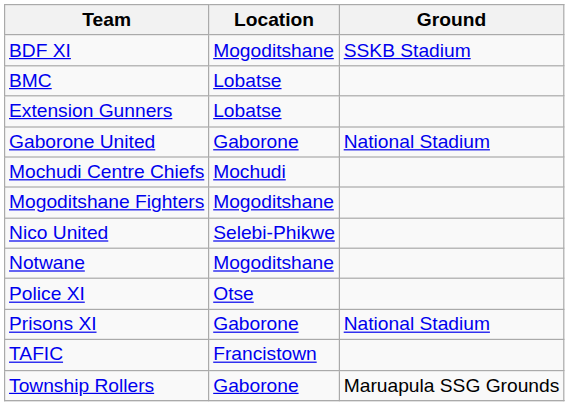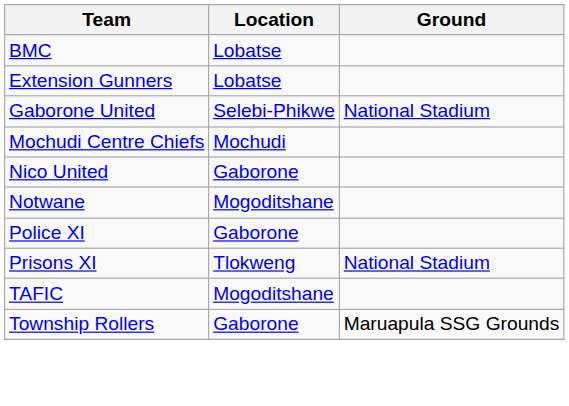- row: (40, 50)
(256, 141) Gaborone -> (274, 111) Selebi-Phikwe
- row: (107, 202)
(274, 232) Selebi-Phikwe -> (256, 171) Gaborone
(233, 293) Otse -> (256, 232) Gaborone
(256, 324) Gaborone -> (254, 263) Tlokweng
(265, 354) Francistown -> (273, 293) Mogoditshane
